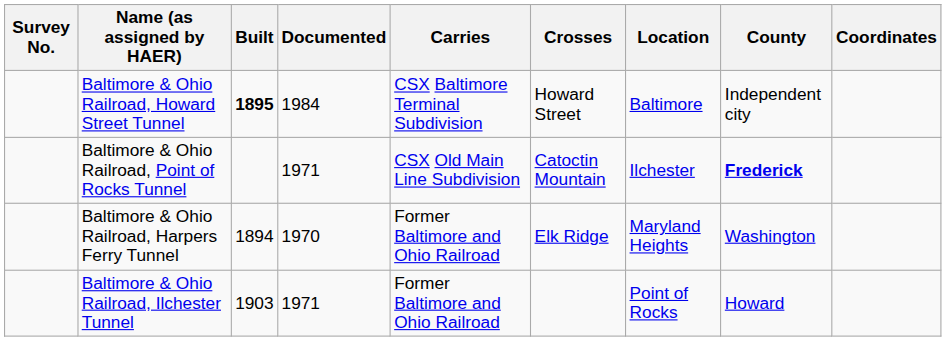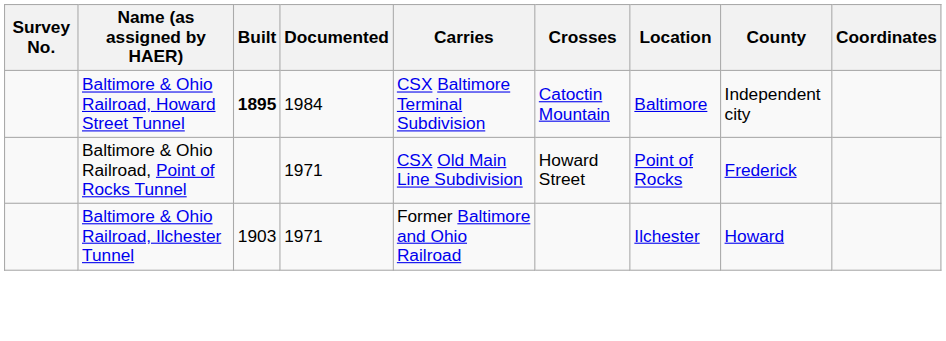(564, 103) Howard Street -> (574, 103) Catoctin Mountain
(570, 170) Catoctin Mountain -> (569, 170) Howard Street
(662, 170) Ilchester -> (664, 170) Point of Rocks
(764, 170) bold -> (761, 170) normal
- row: (149, 236)
(659, 302) Point of Rocks -> (667, 236) Ilchester
